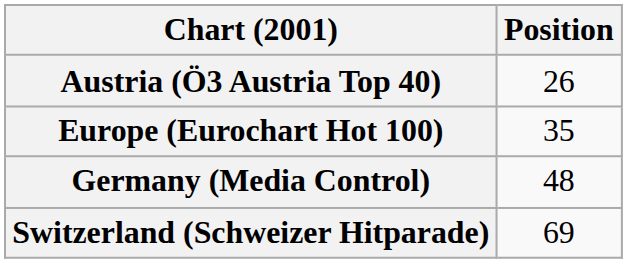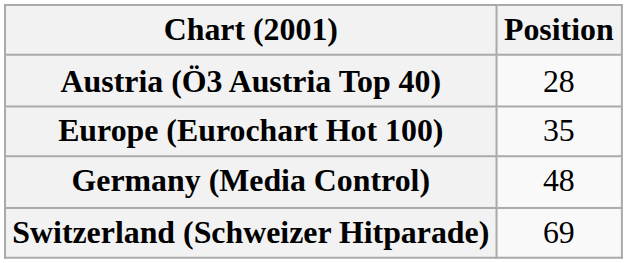(559, 80) 26 -> (559, 80) 28
